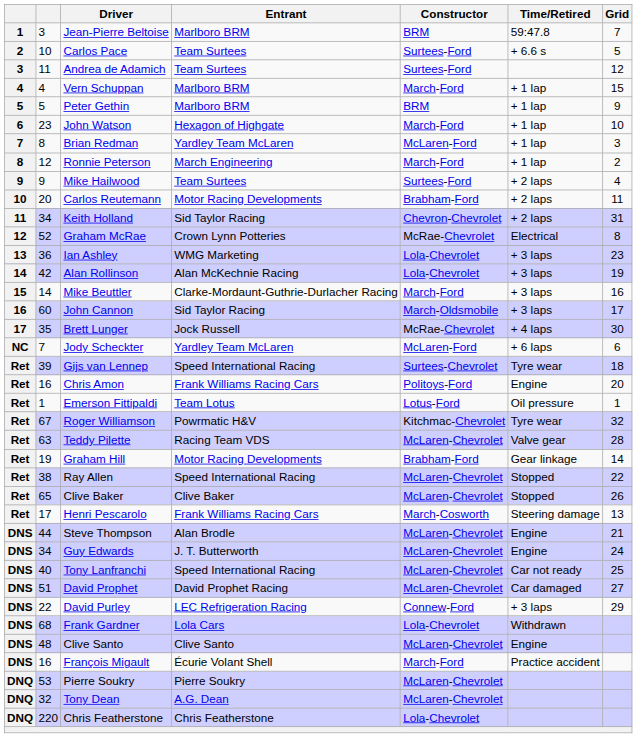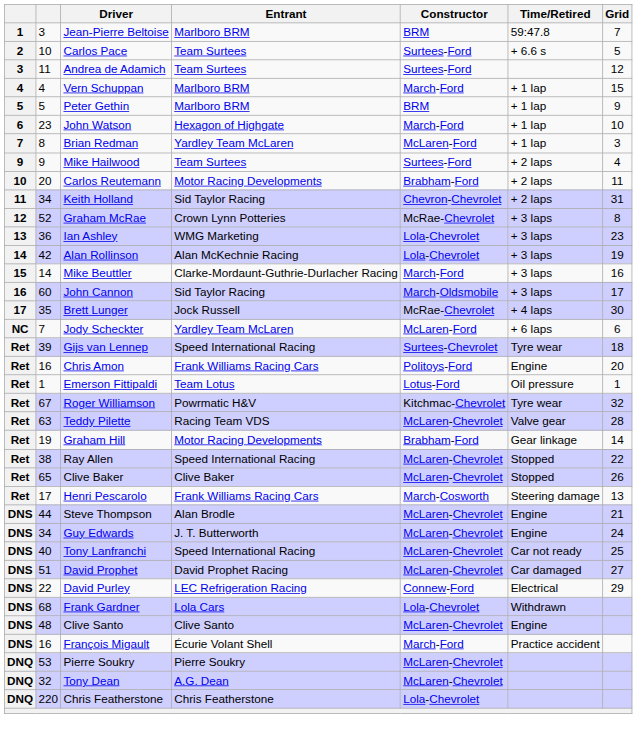- row: (107, 162)
(534, 236) Electrical -> (531, 218) + 3 laps
(531, 607) + 3 laps -> (534, 588) Electrical
